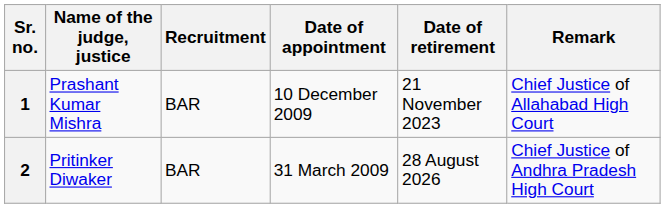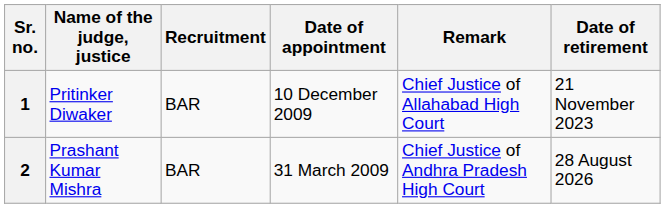columns swapped: (453, 37) <-> (584, 37)
(84, 103) Prashant Kumar Mishra -> (81, 103) Pritinker Diwaker
(81, 170) Pritinker Diwaker -> (84, 170) Prashant Kumar Mishra
